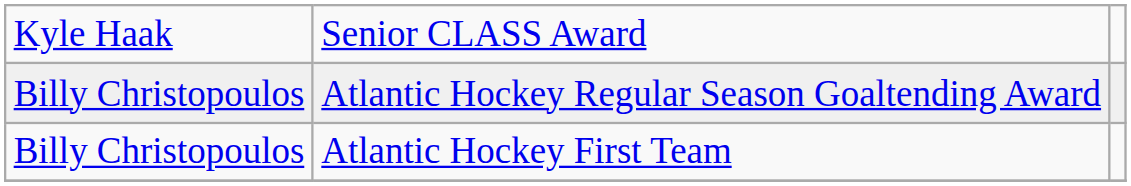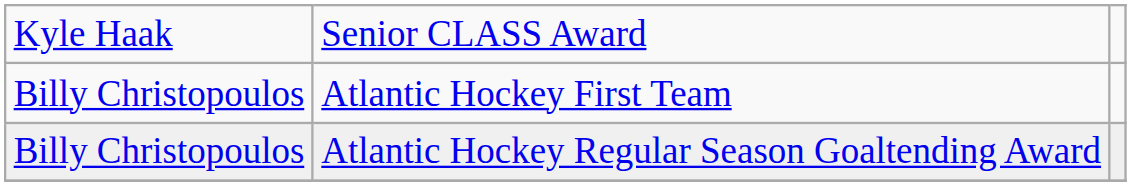rows swapped: (711, 92) <-> (526, 151)
